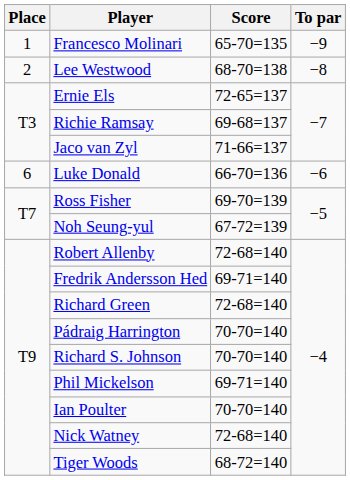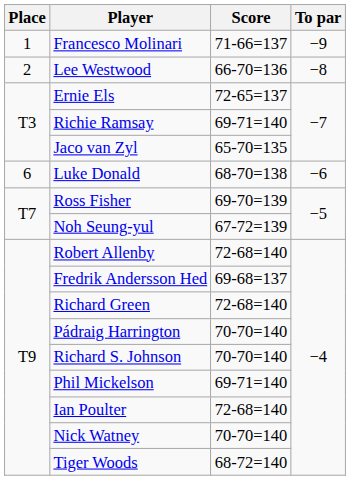(251, 43) 65-70=135 -> (251, 43) 71-66=137
(251, 69) 68-70=138 -> (251, 69) 66-70=136
(251, 122) 69-68=137 -> (251, 122) 69-71=140
(251, 148) 71-66=137 -> (251, 148) 65-70=135
(251, 174) 66-70=136 -> (251, 174) 68-70=138
(251, 278) 69-71=140 -> (251, 278) 69-68=137
(251, 409) 70-70=140 -> (251, 409) 72-68=140
(251, 435) 72-68=140 -> (251, 435) 70-70=140
